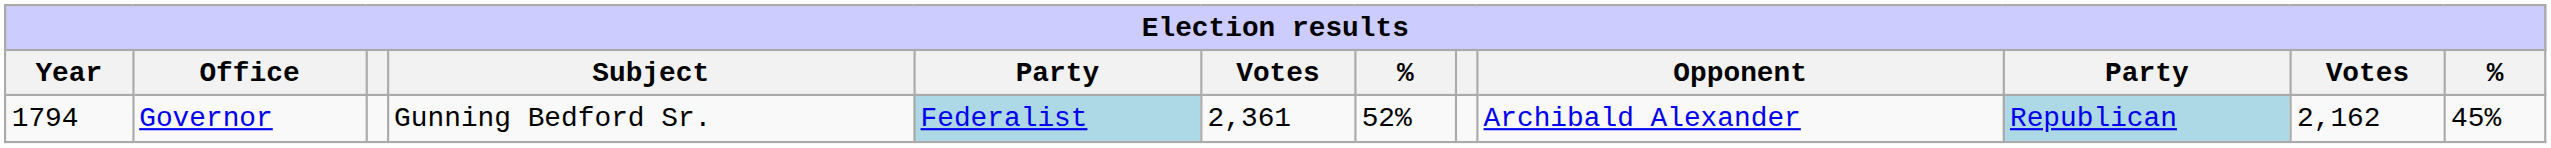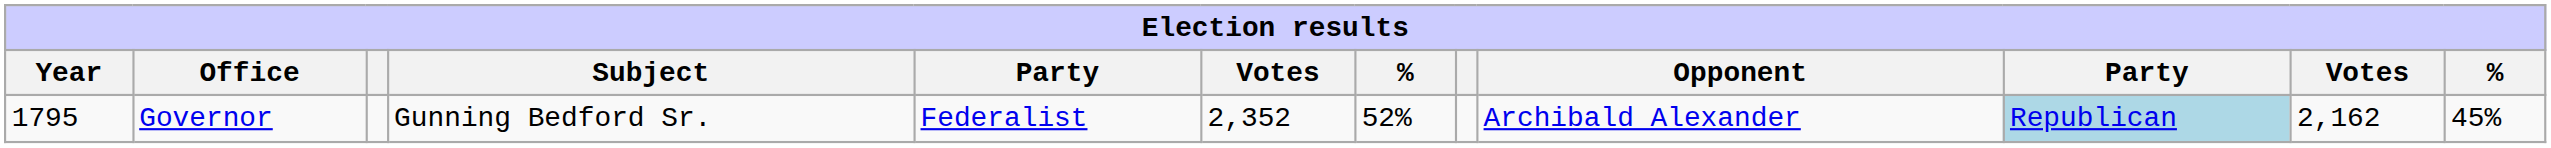(45, 118) 1794 -> (45, 118) 1795
(1004, 118) lightblue background -> (1004, 118) no background
(1249, 118) 2,361 -> (1249, 118) 2,352
